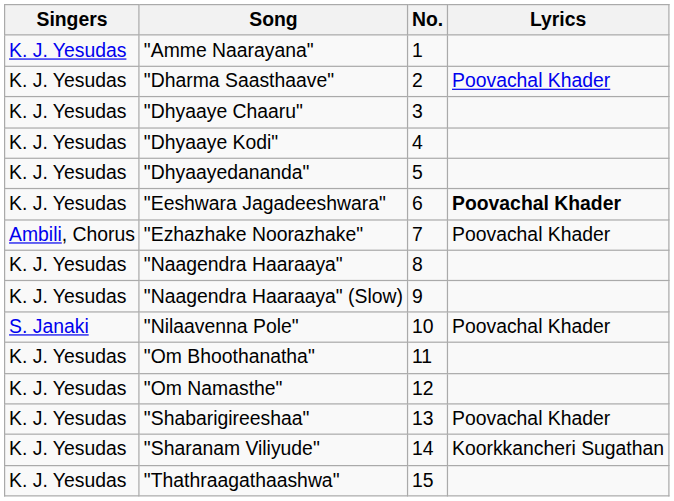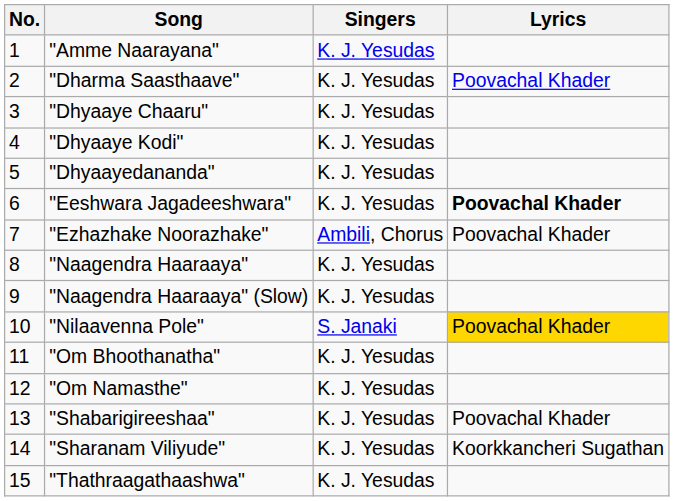columns swapped: (428, 19) <-> (72, 19)
(531, 326) no background -> (531, 326) gold background
